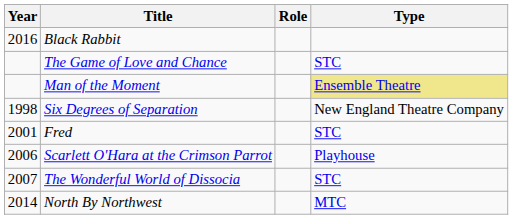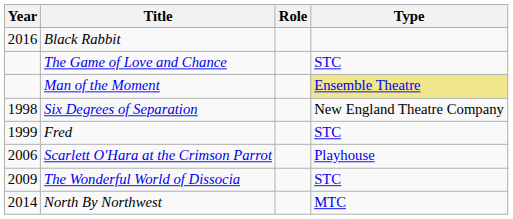(23, 132) 2001 -> (23, 132) 1999
(23, 179) 2007 -> (23, 179) 2009
